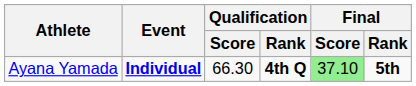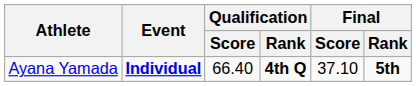(233, 69) 66.30 -> (233, 69) 66.40
(338, 69) lightgreen background -> (338, 69) no background
